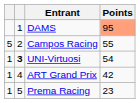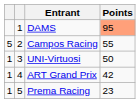(20, 59) bold -> (20, 59) normal
(108, 59) 54 -> (108, 59) 50
